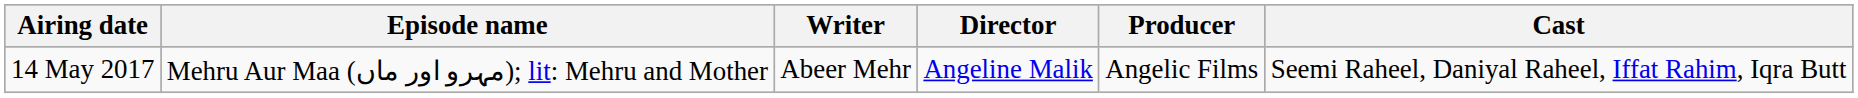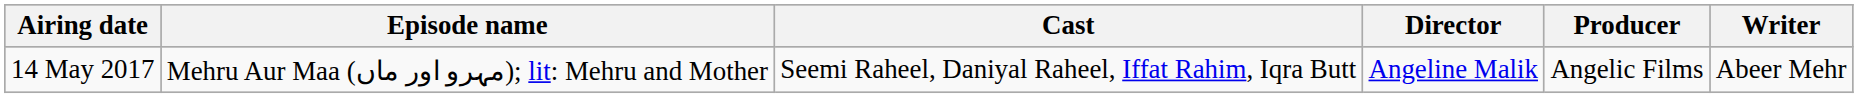columns swapped: (846, 25) <-> (1559, 25)
